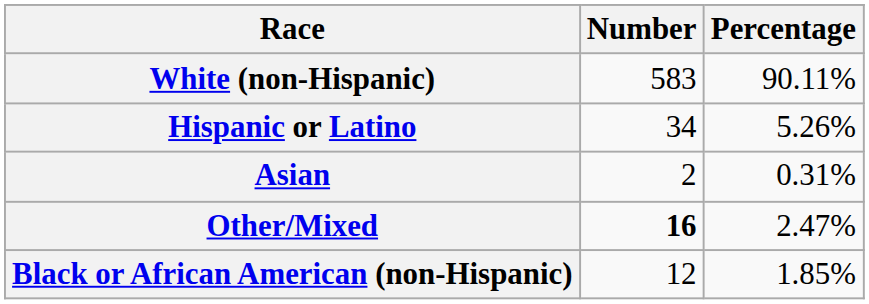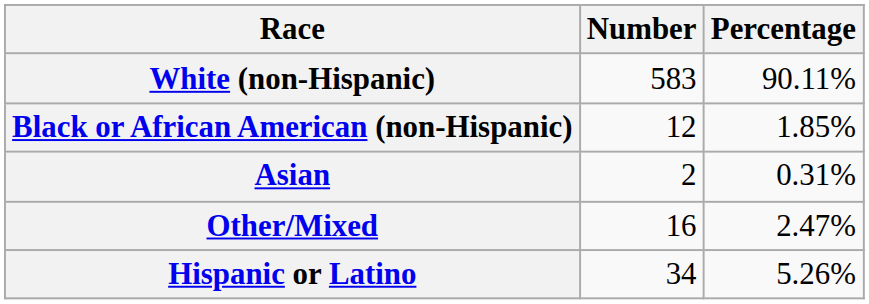rows swapped: (292, 273) <-> (292, 126)
(681, 224) bold -> (681, 224) normal
